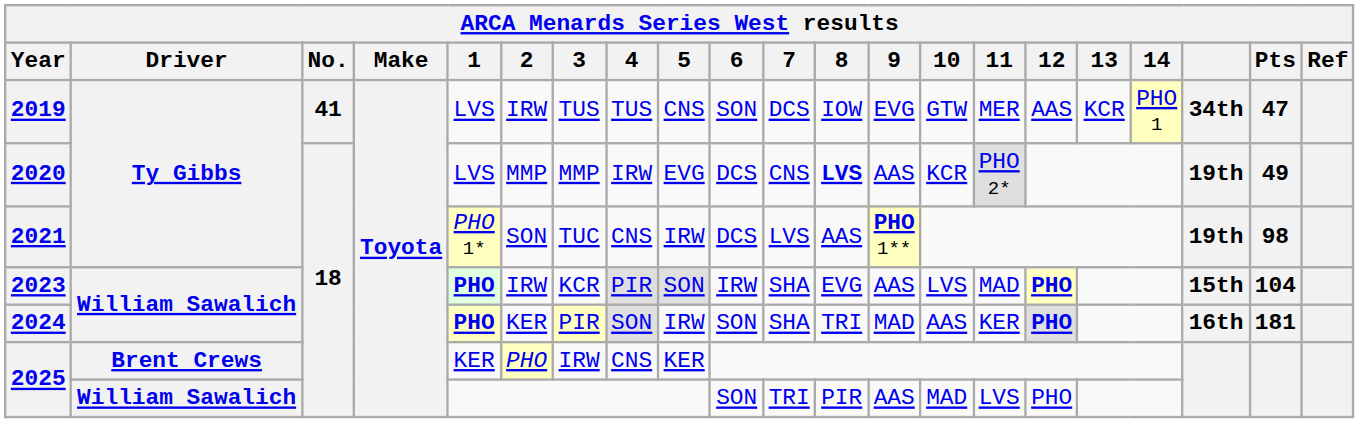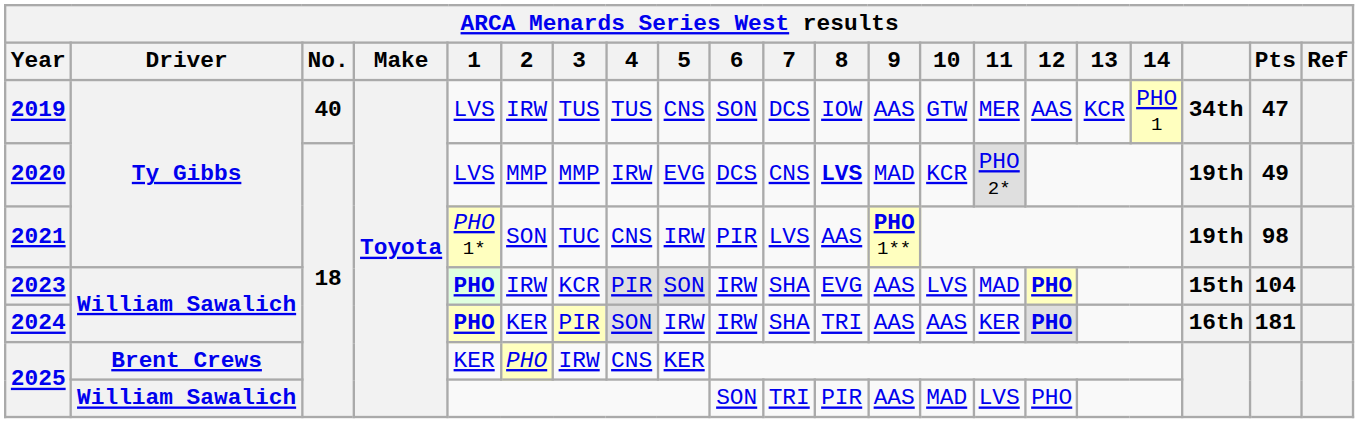(328, 111) 41 -> (328, 111) 40
(894, 111) EVG -> (894, 111) AAS
(894, 174) AAS -> (894, 174) MAD
(737, 236) DCS -> (737, 236) PIR
(737, 324) SON -> (737, 324) IRW
(894, 324) MAD -> (894, 324) AAS
